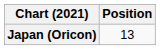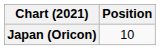(127, 34) 13 -> (127, 34) 10
